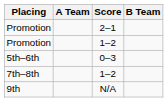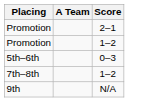- column: (143, 12)
